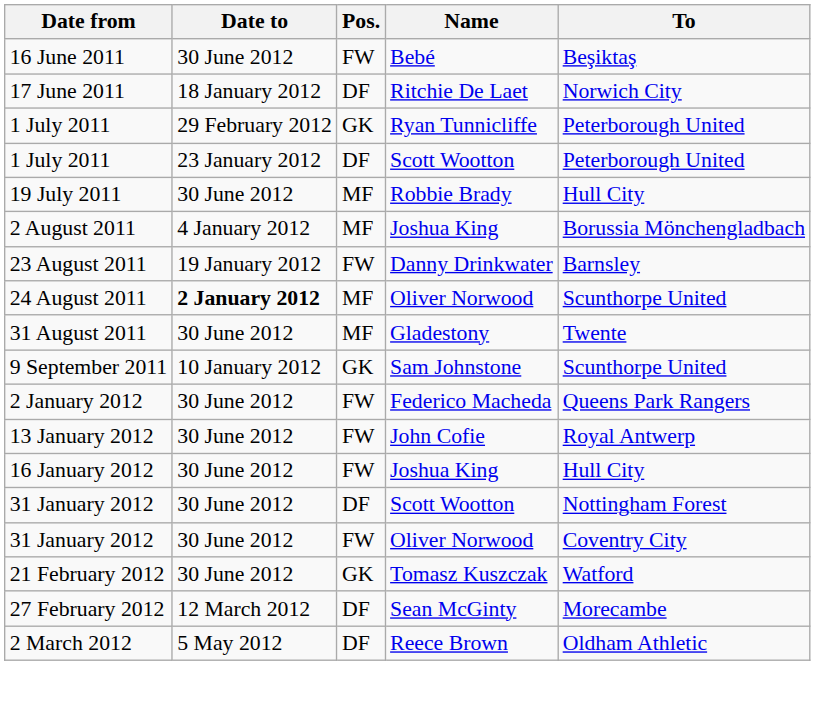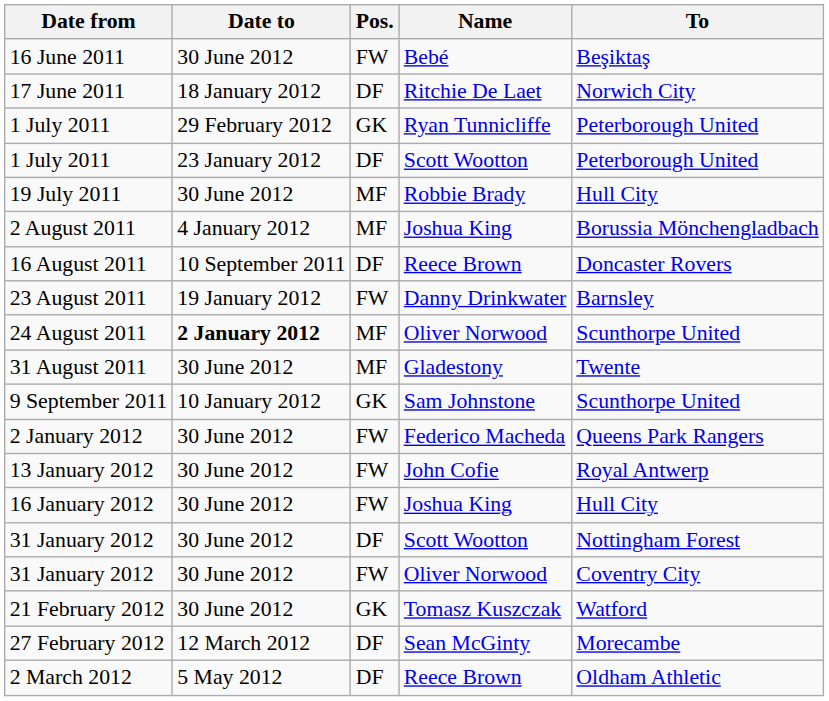+ row: (78, 263)
